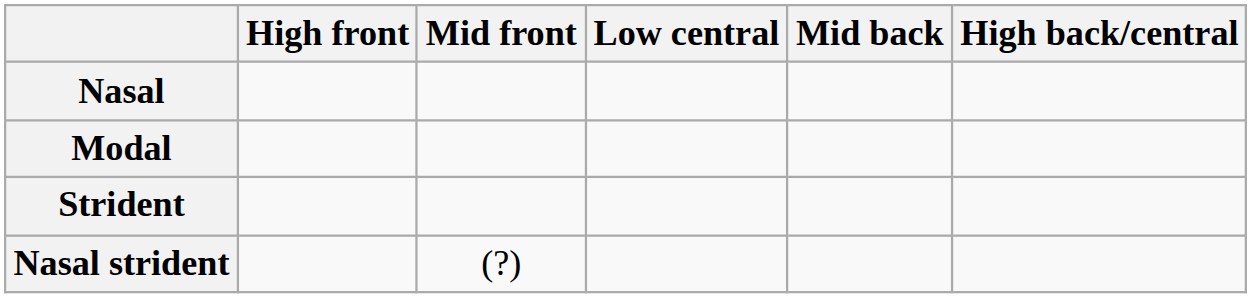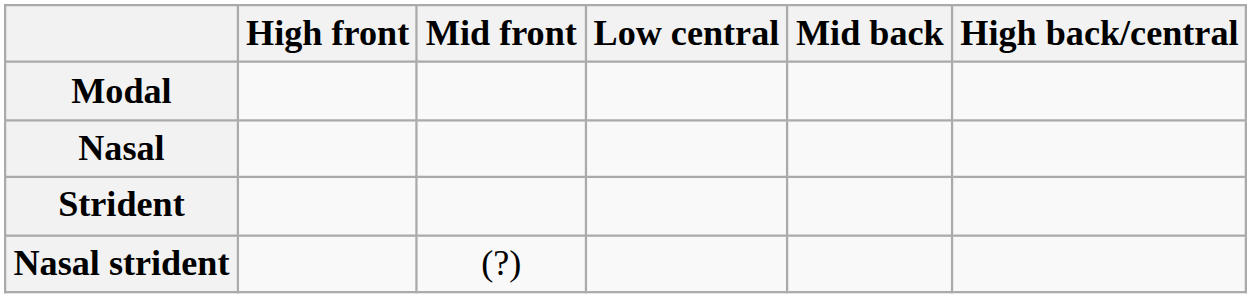rows swapped: (121, 147) <-> (121, 90)
